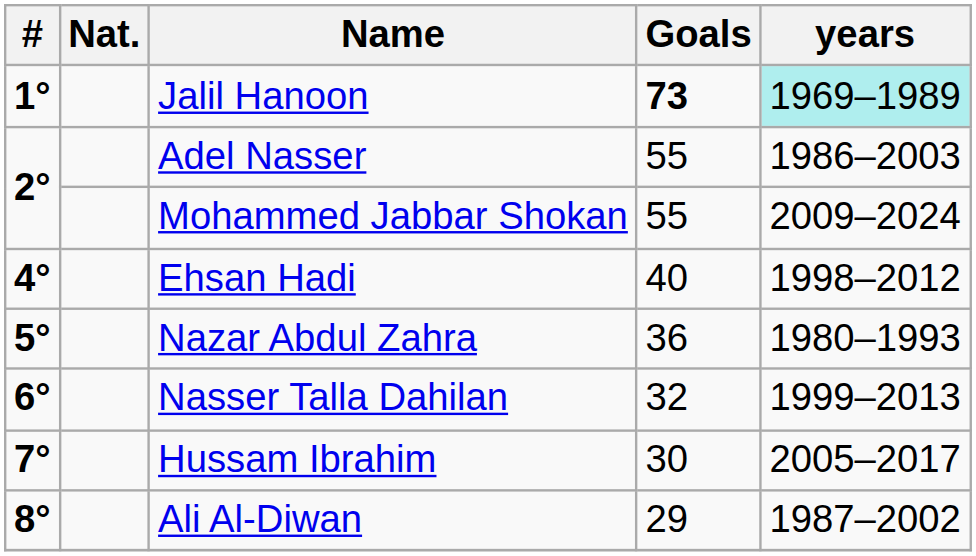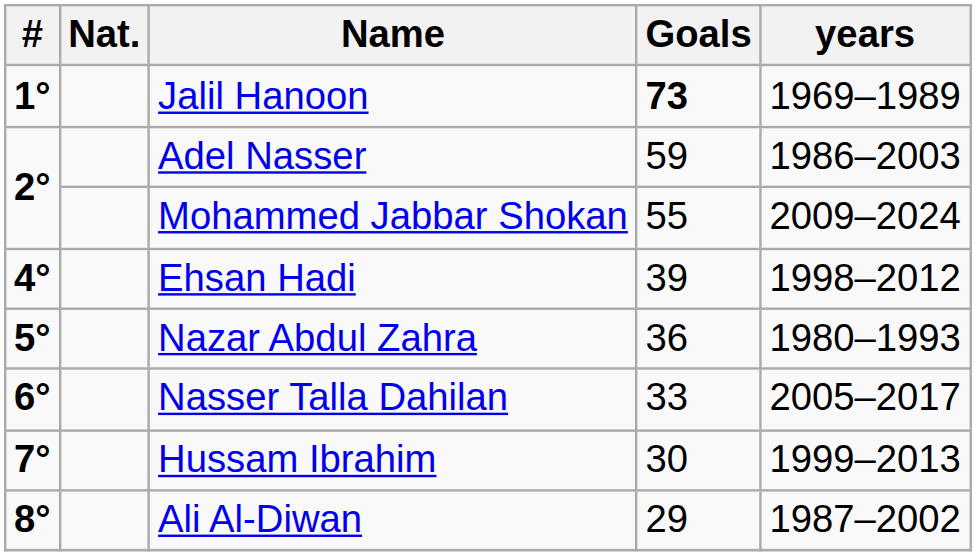(865, 95) paleturquoise background -> (865, 95) no background
(667, 156) 55 -> (667, 156) 59
(667, 277) 40 -> (667, 277) 39
(667, 398) 32 -> (667, 398) 33
(865, 398) 1999–2013 -> (865, 398) 2005–2017
(865, 459) 2005–2017 -> (865, 459) 1999–2013
